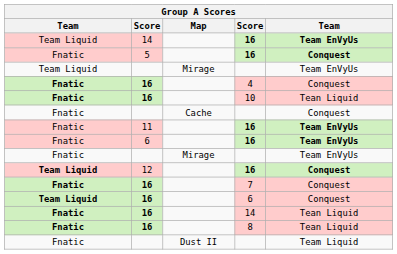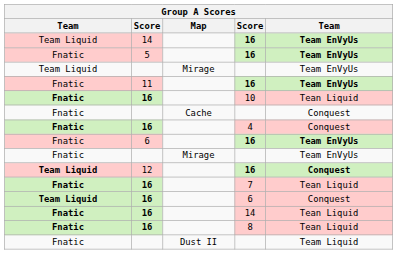(329, 55) Conquest -> (329, 55) Team EnVyUs
rows swapped: (147, 84) <-> (147, 127)
(329, 184) Conquest -> (329, 184) Tean Liquid
